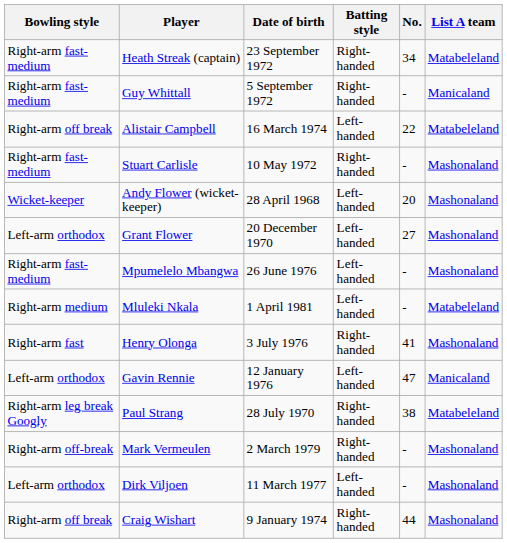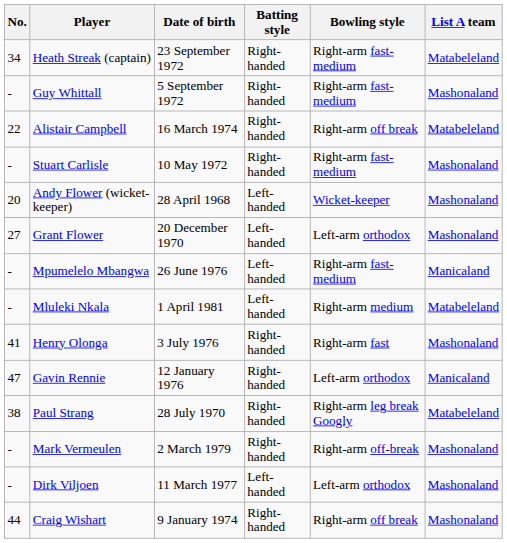columns swapped: (412, 22) <-> (62, 22)
(459, 93) Manicaland -> (463, 93) Mashonaland
(356, 128) Left-handed -> (266, 128) Right-handed
(463, 271) Mashonaland -> (459, 271) Manicaland
(356, 377) Left-handed -> (266, 377) Right-handed
